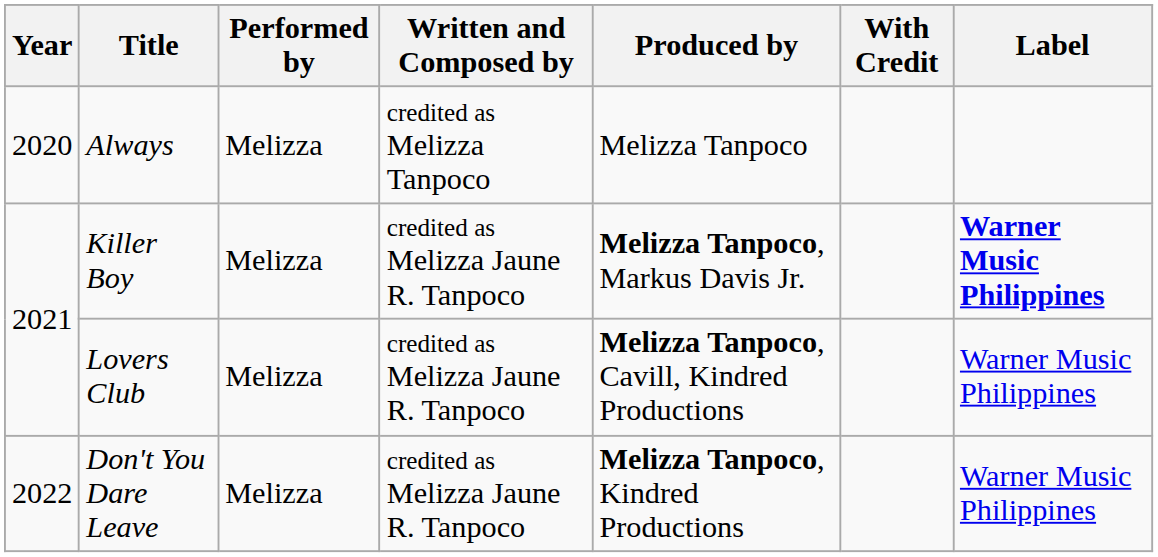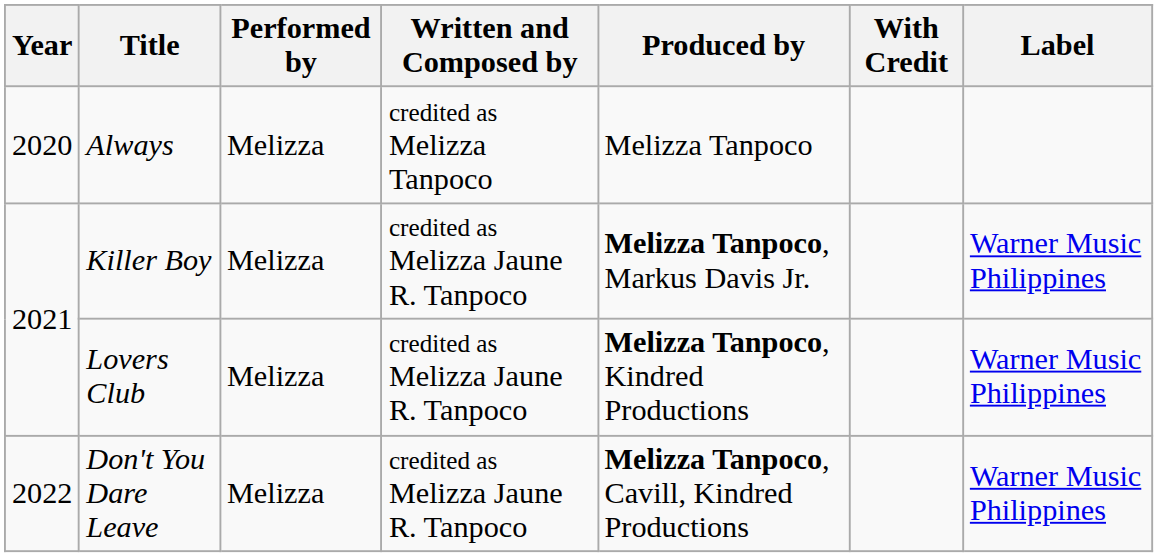(1032, 260) bold -> (1056, 260) normal
(712, 376) Melizza Tanpoco, Cavill, Kindred Productions -> (717, 376) Melizza Tanpoco, Kindred Productions
(712, 492) Melizza Tanpoco, Kindred Productions -> (717, 492) Melizza Tanpoco, Cavill, Kindred Productions
